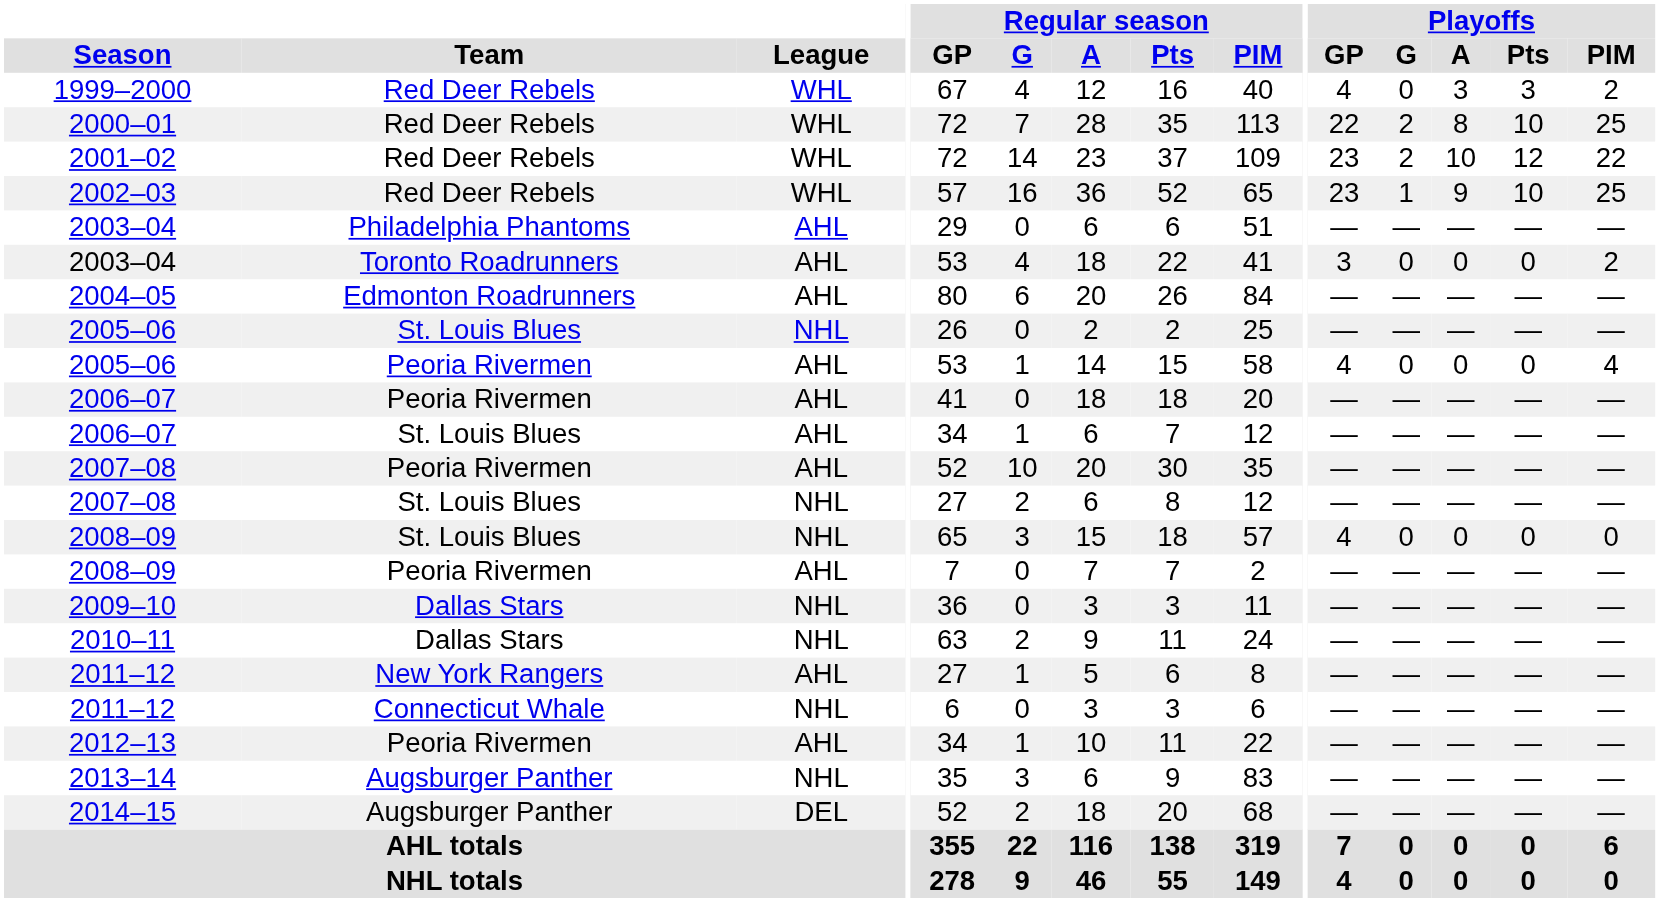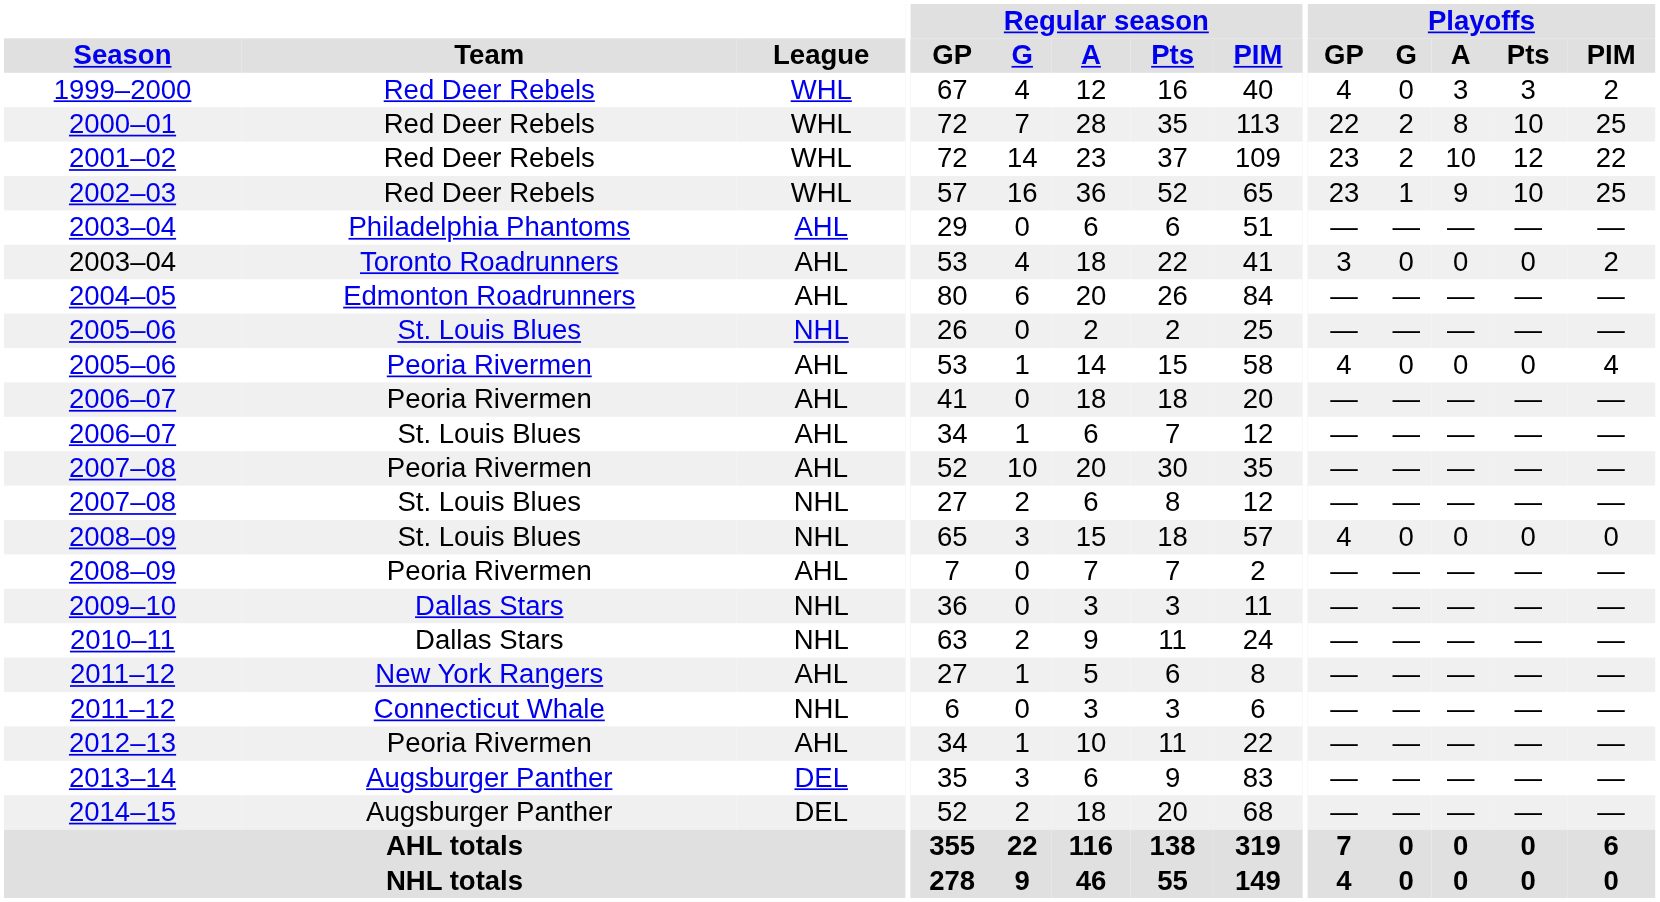(821, 777) NHL -> (821, 777) DEL
